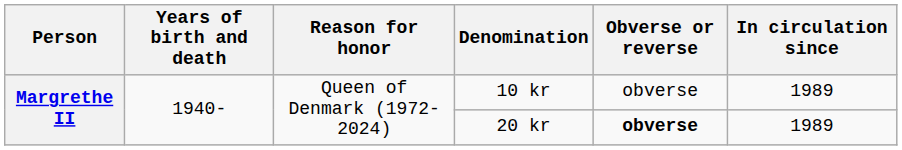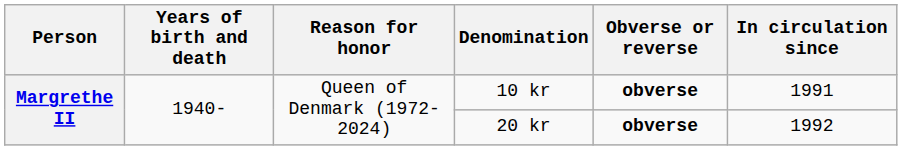(660, 93) normal -> (660, 93) bold
(812, 93) 1989 -> (812, 93) 1991
(812, 128) 1989 -> (812, 128) 1992
